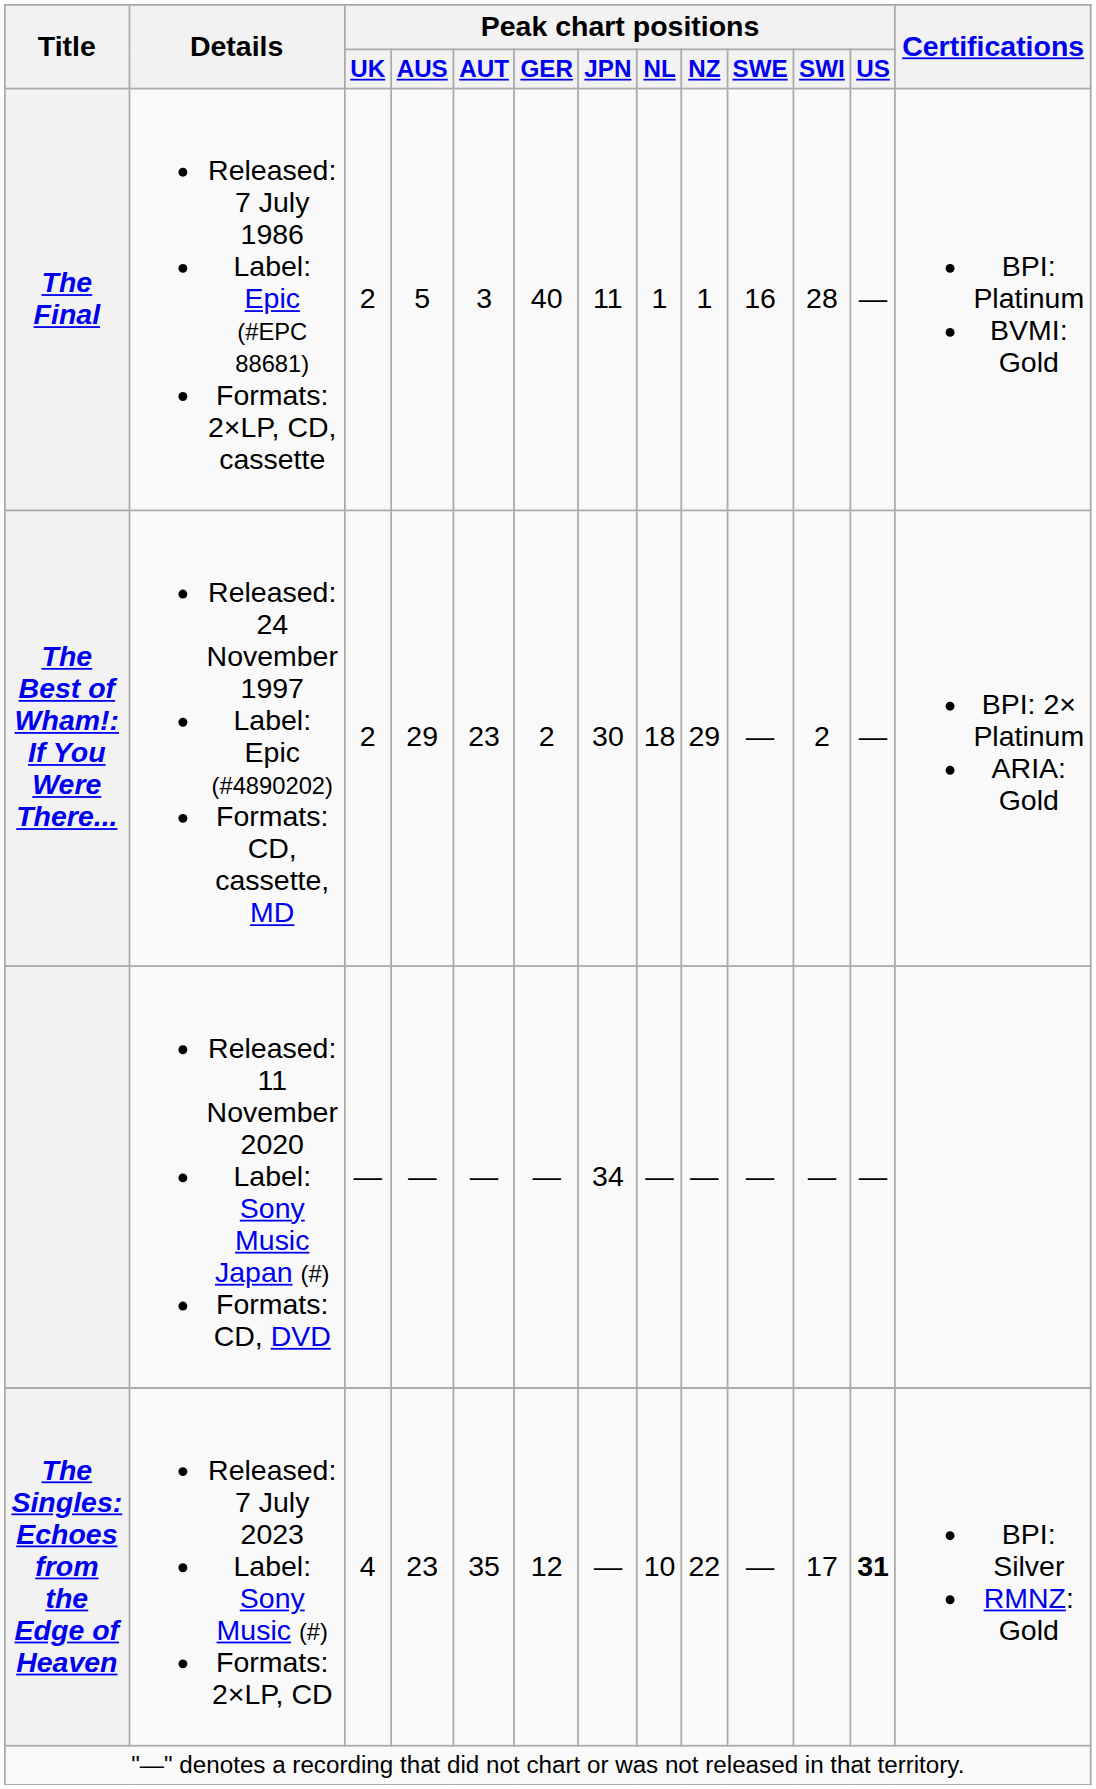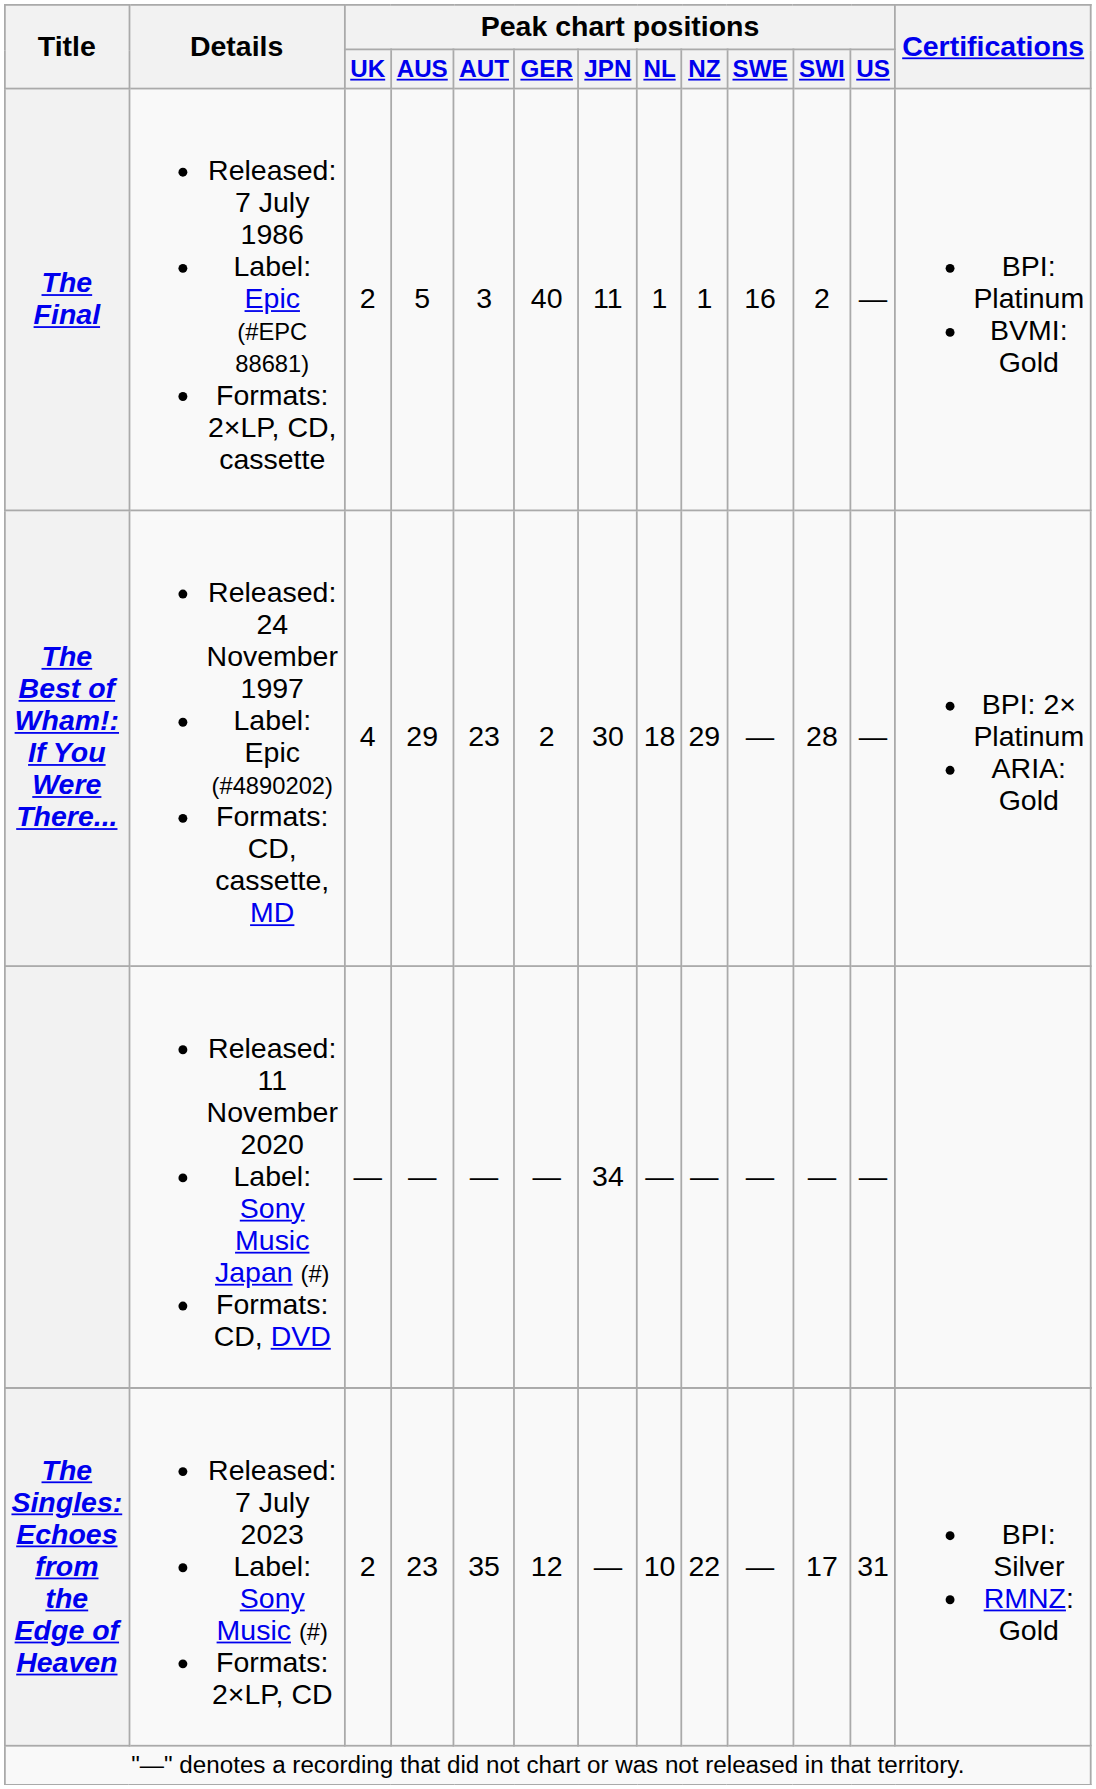(822, 299) 28 -> (822, 299) 2
(368, 737) 2 -> (368, 737) 4
(822, 737) 2 -> (822, 737) 28
(368, 1566) 4 -> (368, 1566) 2
(873, 1566) bold -> (873, 1566) normal
